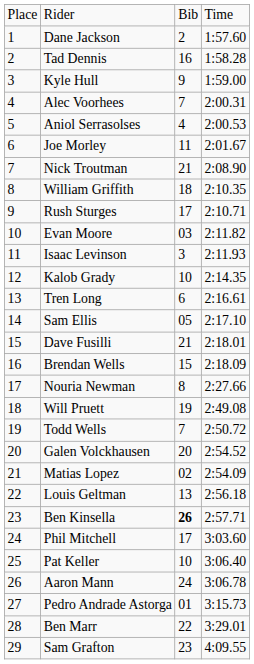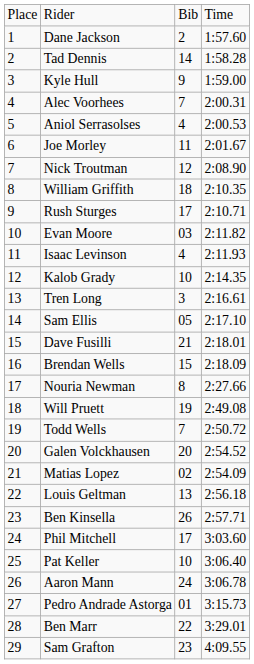(185, 59) 16 -> (185, 59) 14
(185, 168) 21 -> (185, 168) 12
(182, 255) 3 -> (182, 255) 4
(182, 299) 6 -> (182, 299) 3
(185, 517) bold -> (185, 517) normal
